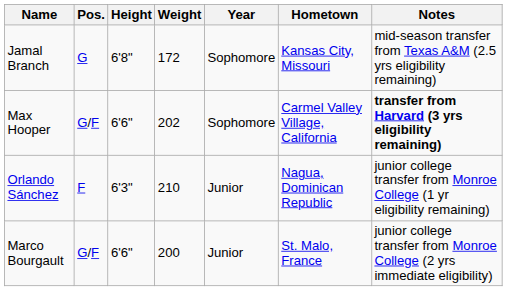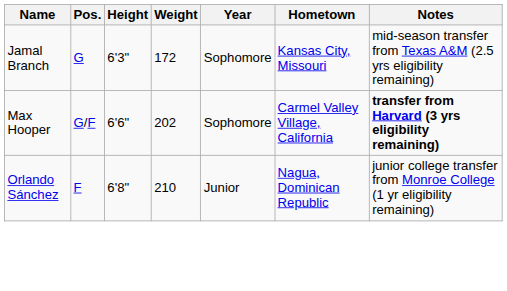(122, 57) 6'8" -> (118, 57) 6'3"
(122, 188) 6'3" -> (118, 188) 6'8"
- row: (36, 253)
